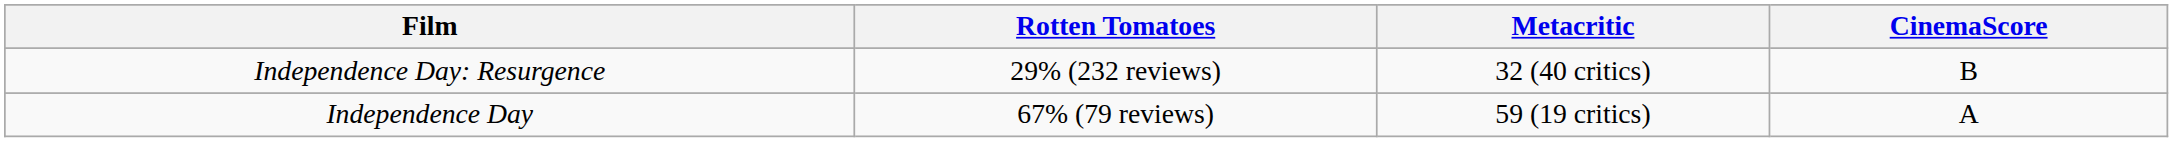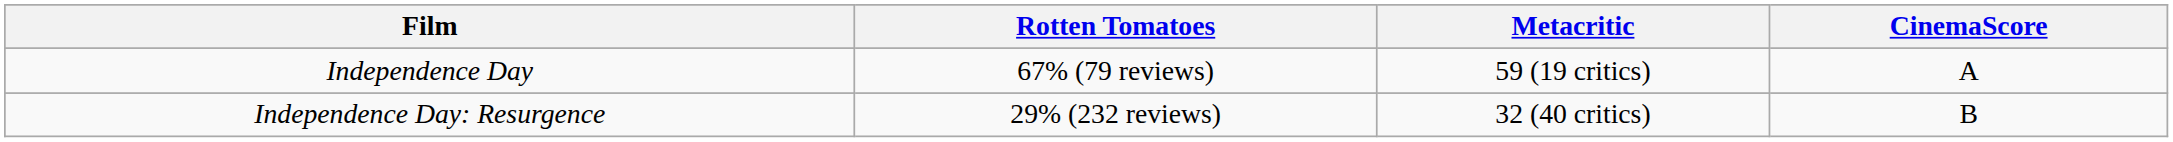rows swapped: (430, 114) <-> (430, 70)
